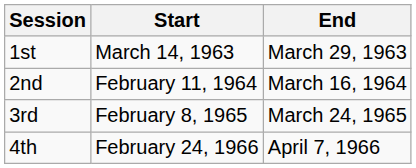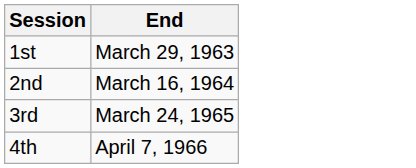- column: (177, 20)
